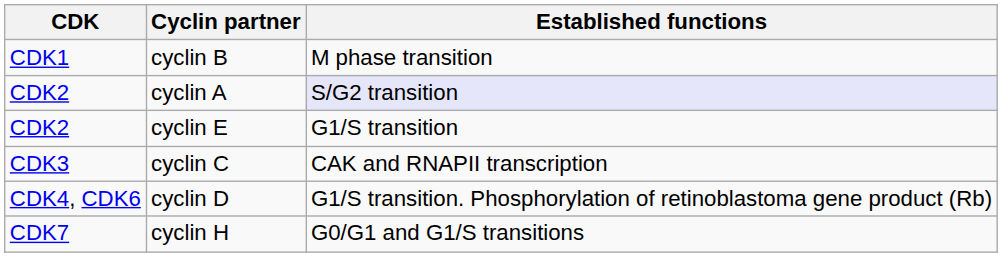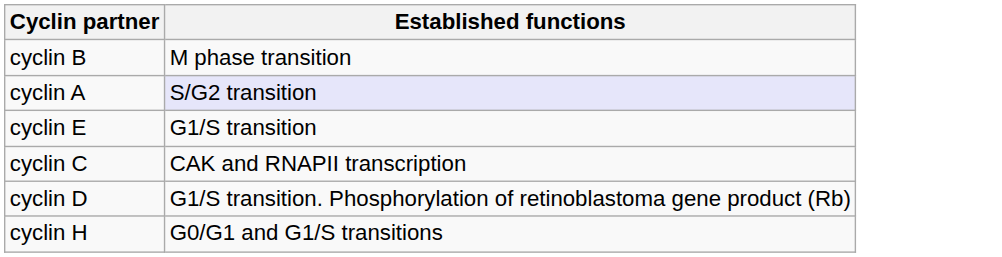- column: (75, 22)
